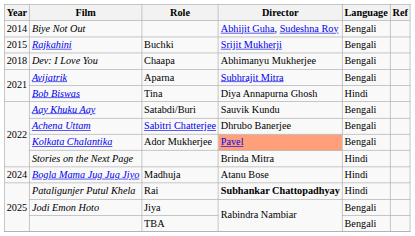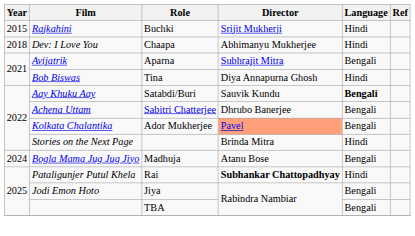- row: (59, 28)
(360, 45) Bengali -> (356, 28) Hindi
(360, 61) Bengali -> (356, 45) Hindi
(360, 110) normal -> (361, 93) bold
(356, 175) Hindi -> (360, 158) Bengali
